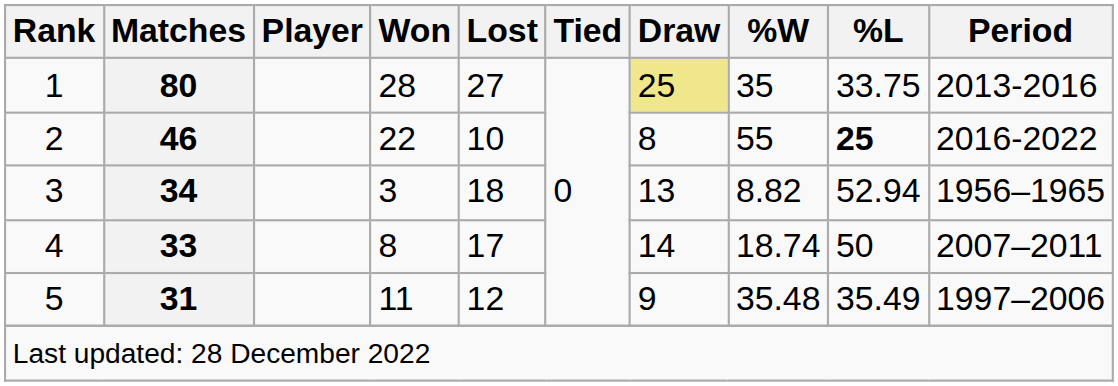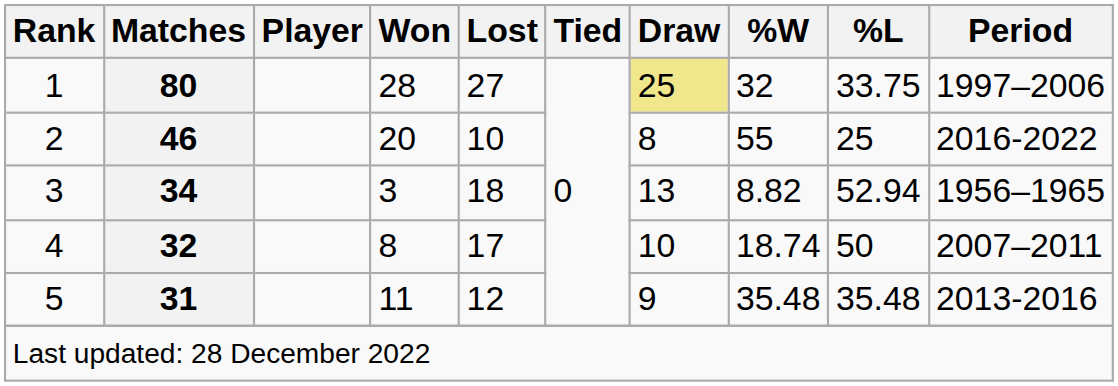(755, 84) 35 -> (755, 84) 32
(1017, 84) 2013-2016 -> (1021, 84) 1997–2006
(397, 138) 22 -> (397, 138) 20
(855, 138) bold -> (855, 138) normal
(178, 245) 33 -> (178, 245) 32
(657, 245) 14 -> (657, 245) 10
(878, 298) 35.49 -> (878, 298) 35.48
(1021, 298) 1997–2006 -> (1017, 298) 2013-2016
